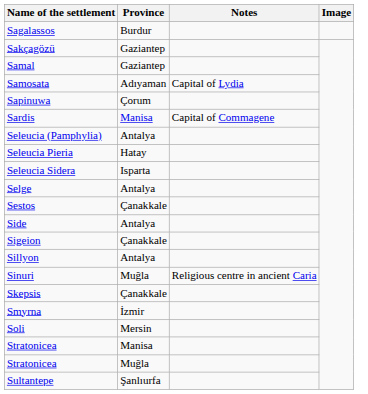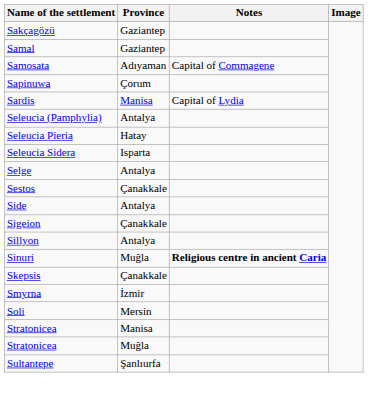- row: (31, 30)
(208, 83) Capital of Lydia -> (223, 65) Capital of Commagene
(223, 118) Capital of Commagene -> (208, 100) Capital of Lydia
(244, 275) normal -> (249, 258) bold
